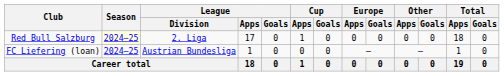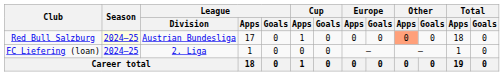(189, 38) 2. Liga -> (189, 38) Austrian Bundesliga
(406, 38) no background -> (406, 38) lightsalmon background
(189, 51) Austrian Bundesliga -> (189, 51) 2. Liga
